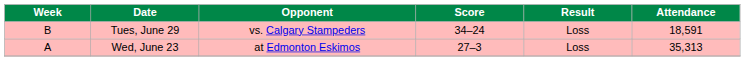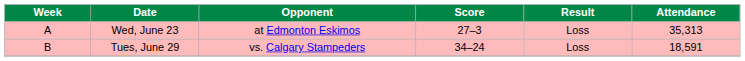rows swapped: (145, 47) <-> (145, 30)
